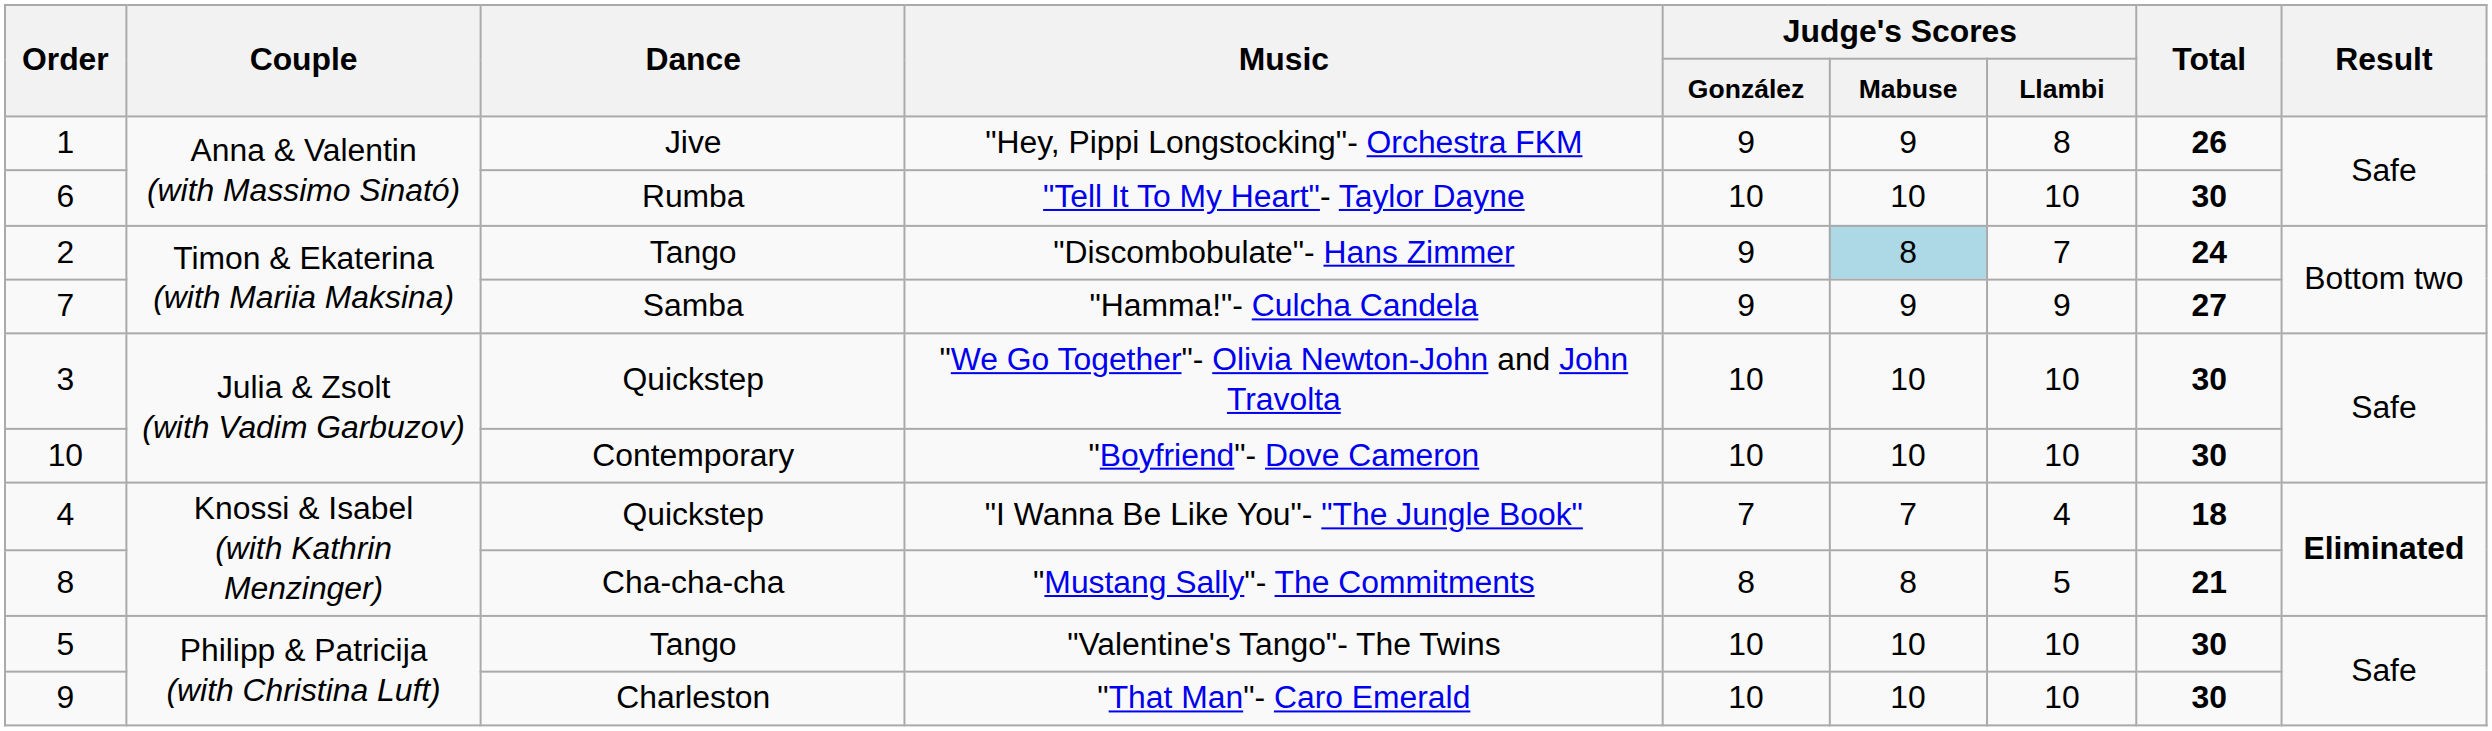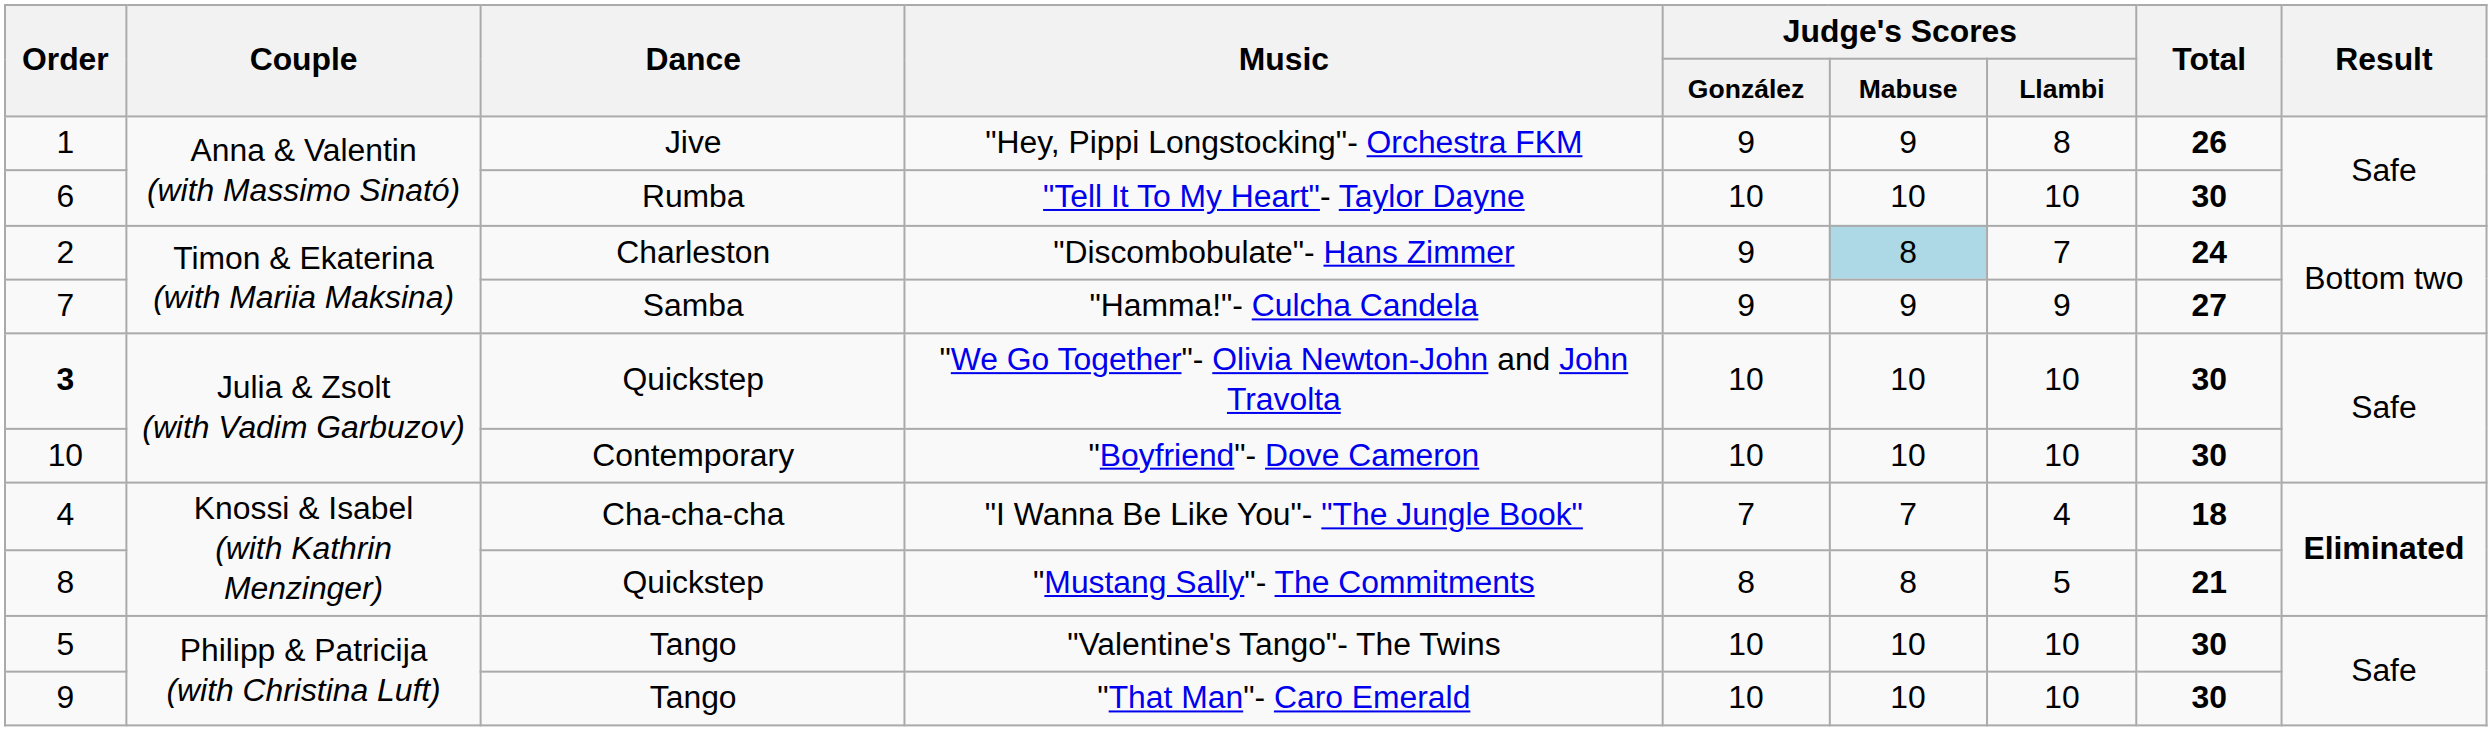(693, 251) Tango -> (693, 251) Charleston
(65, 380) normal -> (65, 380) bold
(693, 515) Quickstep -> (693, 515) Cha-cha-cha
(693, 582) Cha-cha-cha -> (693, 582) Quickstep
(693, 697) Charleston -> (693, 697) Tango
